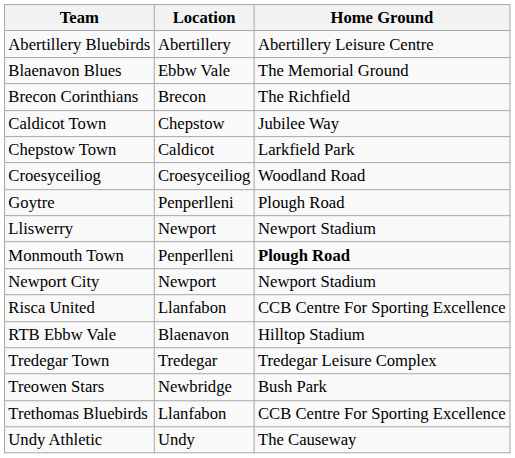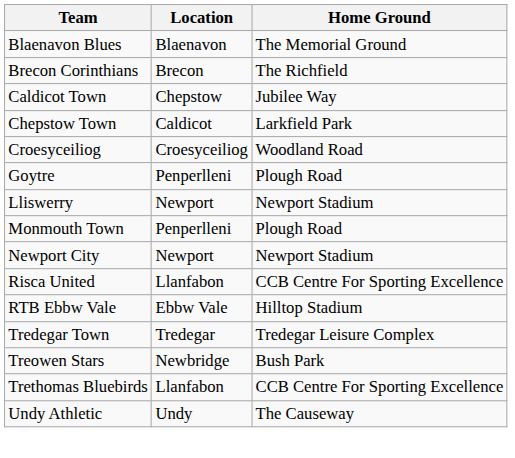- row: (79, 44)
(194, 70) Ebbw Vale -> (191, 44) Blaenavon
(304, 255) bold -> (299, 228) normal
(193, 334) Blaenavon -> (192, 307) Ebbw Vale
